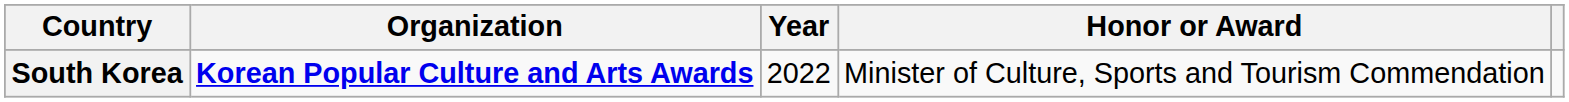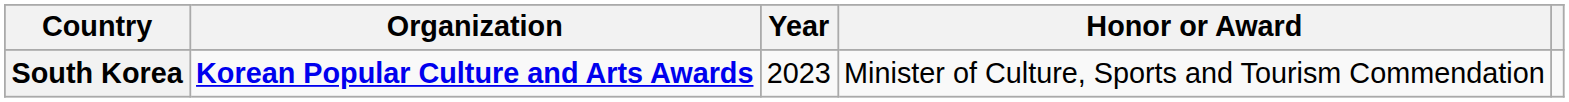(799, 73) 2022 -> (799, 73) 2023
